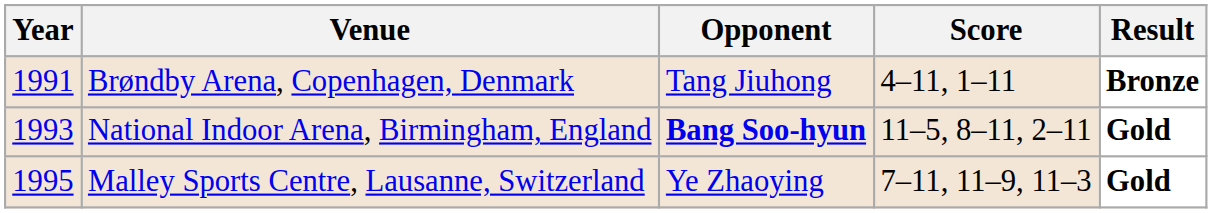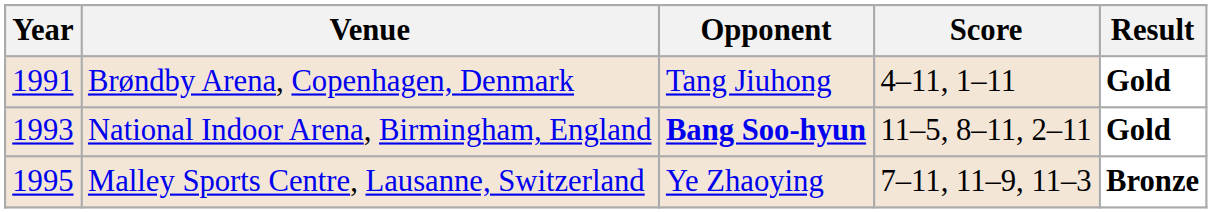(1153, 80) Bronze -> (1138, 80) Gold
(1138, 181) Gold -> (1153, 181) Bronze
